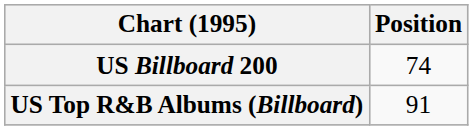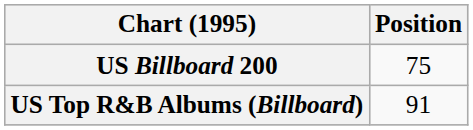(418, 64) 74 -> (418, 64) 75
